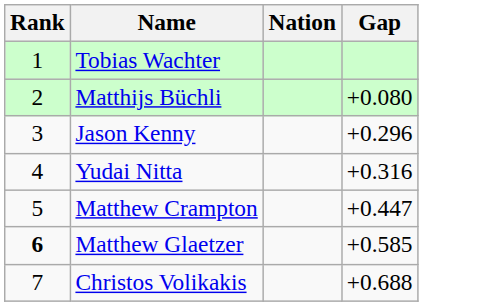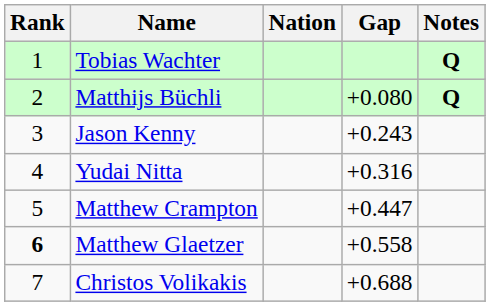+ column: (451, 23)
(380, 134) +0.296 -> (380, 134) +0.243
(380, 245) +0.585 -> (380, 245) +0.558
